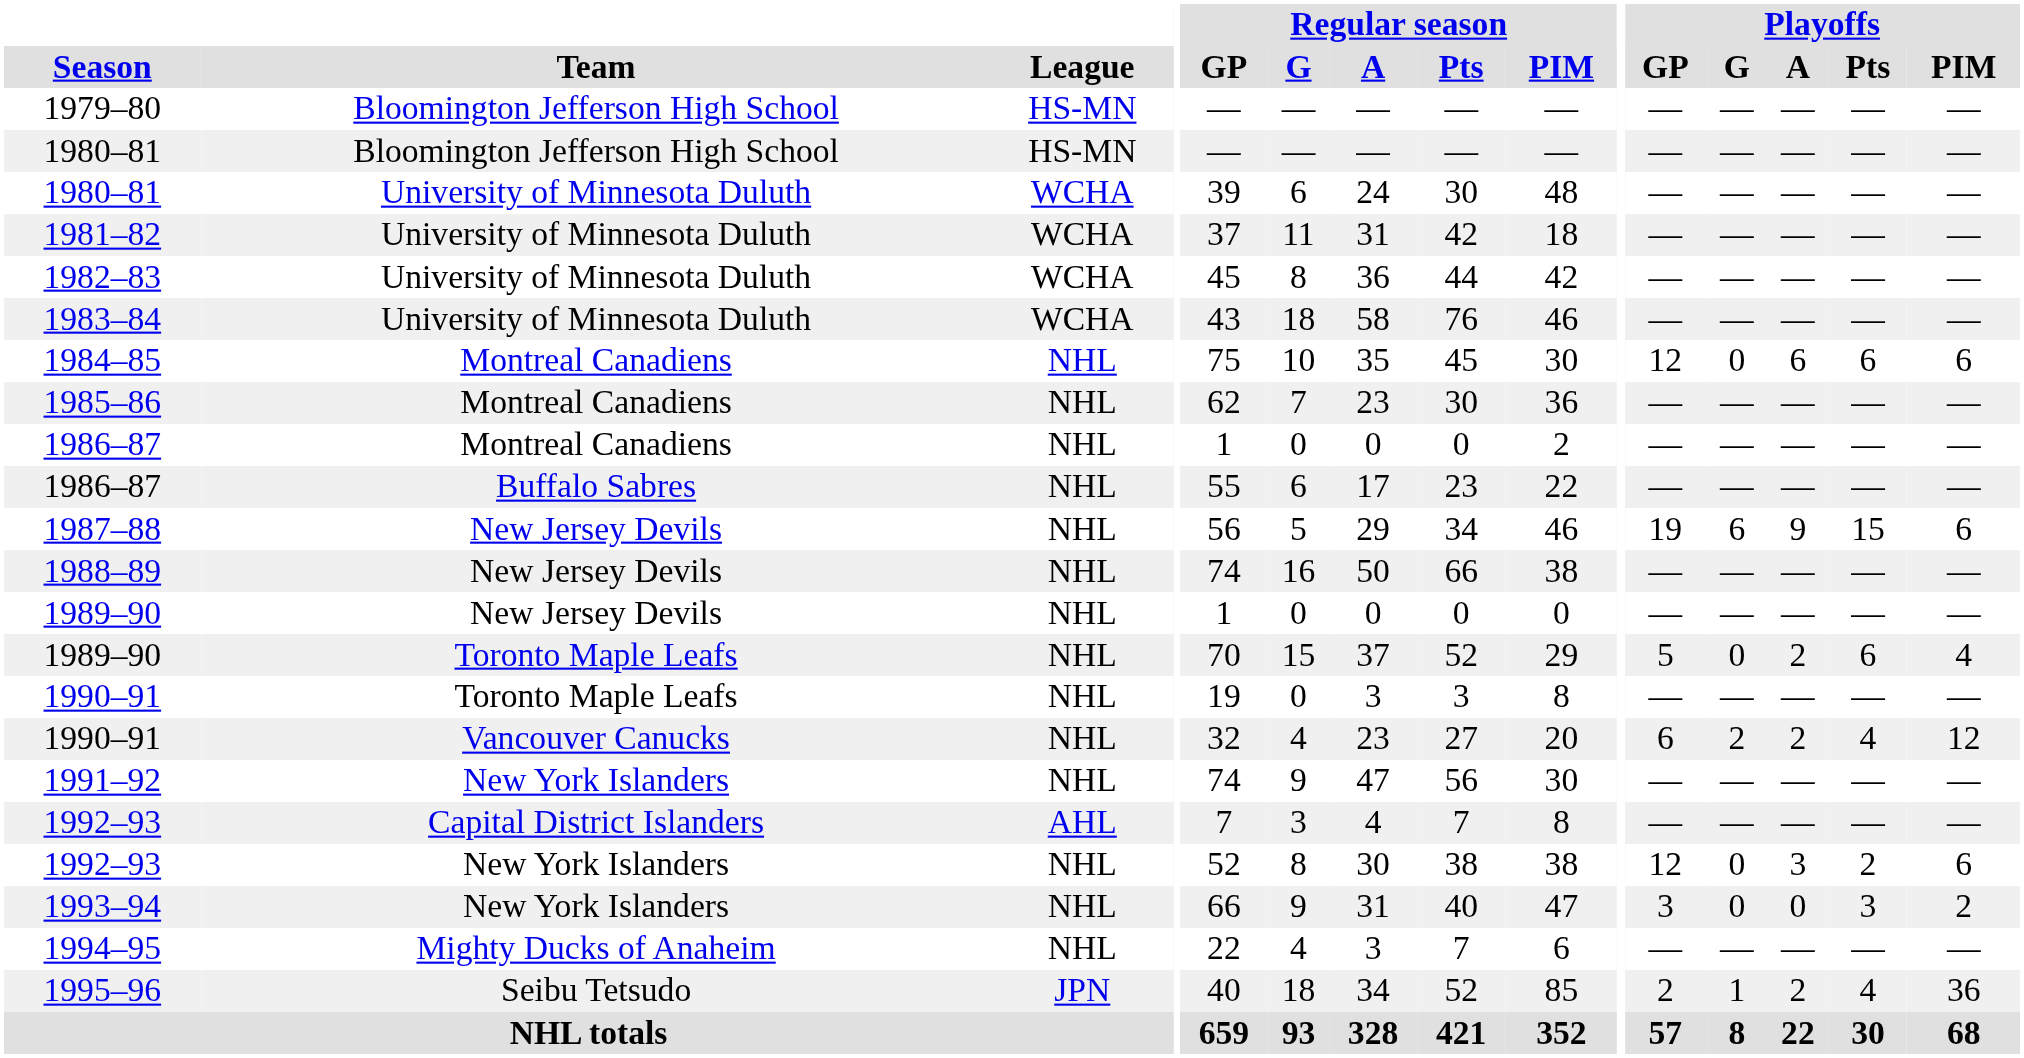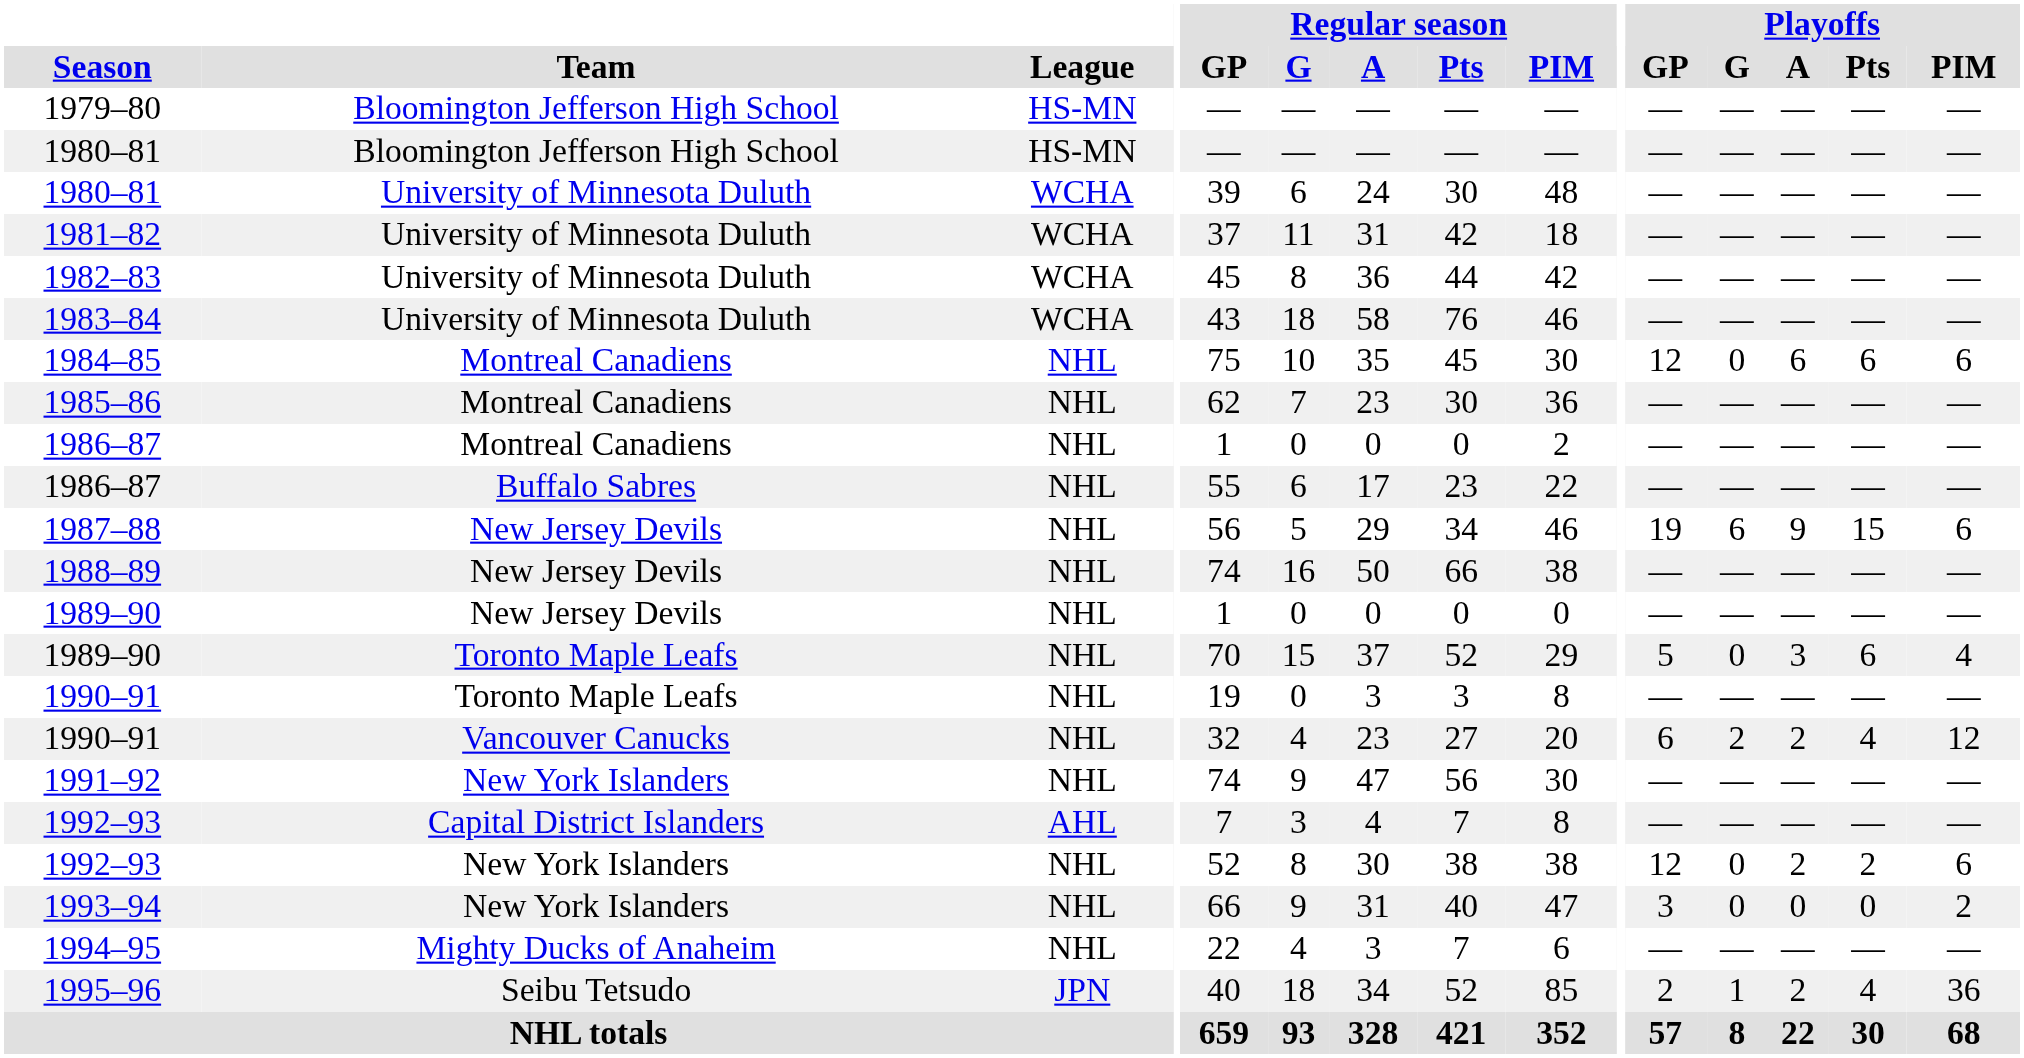(1798, 654) 2 -> (1798, 654) 3
(1798, 864) 3 -> (1798, 864) 2
(1868, 906) 3 -> (1868, 906) 0
